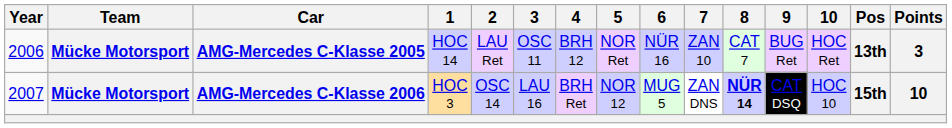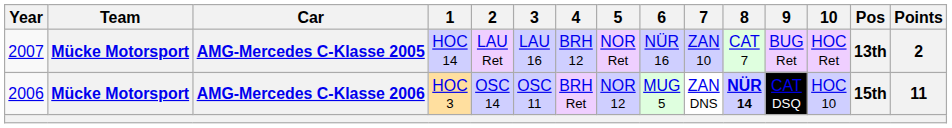(26, 51) 2006 -> (26, 51) 2007
(534, 50) OSC 11 -> (534, 50) LAU 16
(919, 51) 3 -> (919, 51) 2
(26, 93) 2007 -> (26, 93) 2006
(534, 93) LAU 16 -> (534, 93) OSC 11
(919, 93) 10 -> (919, 93) 11
